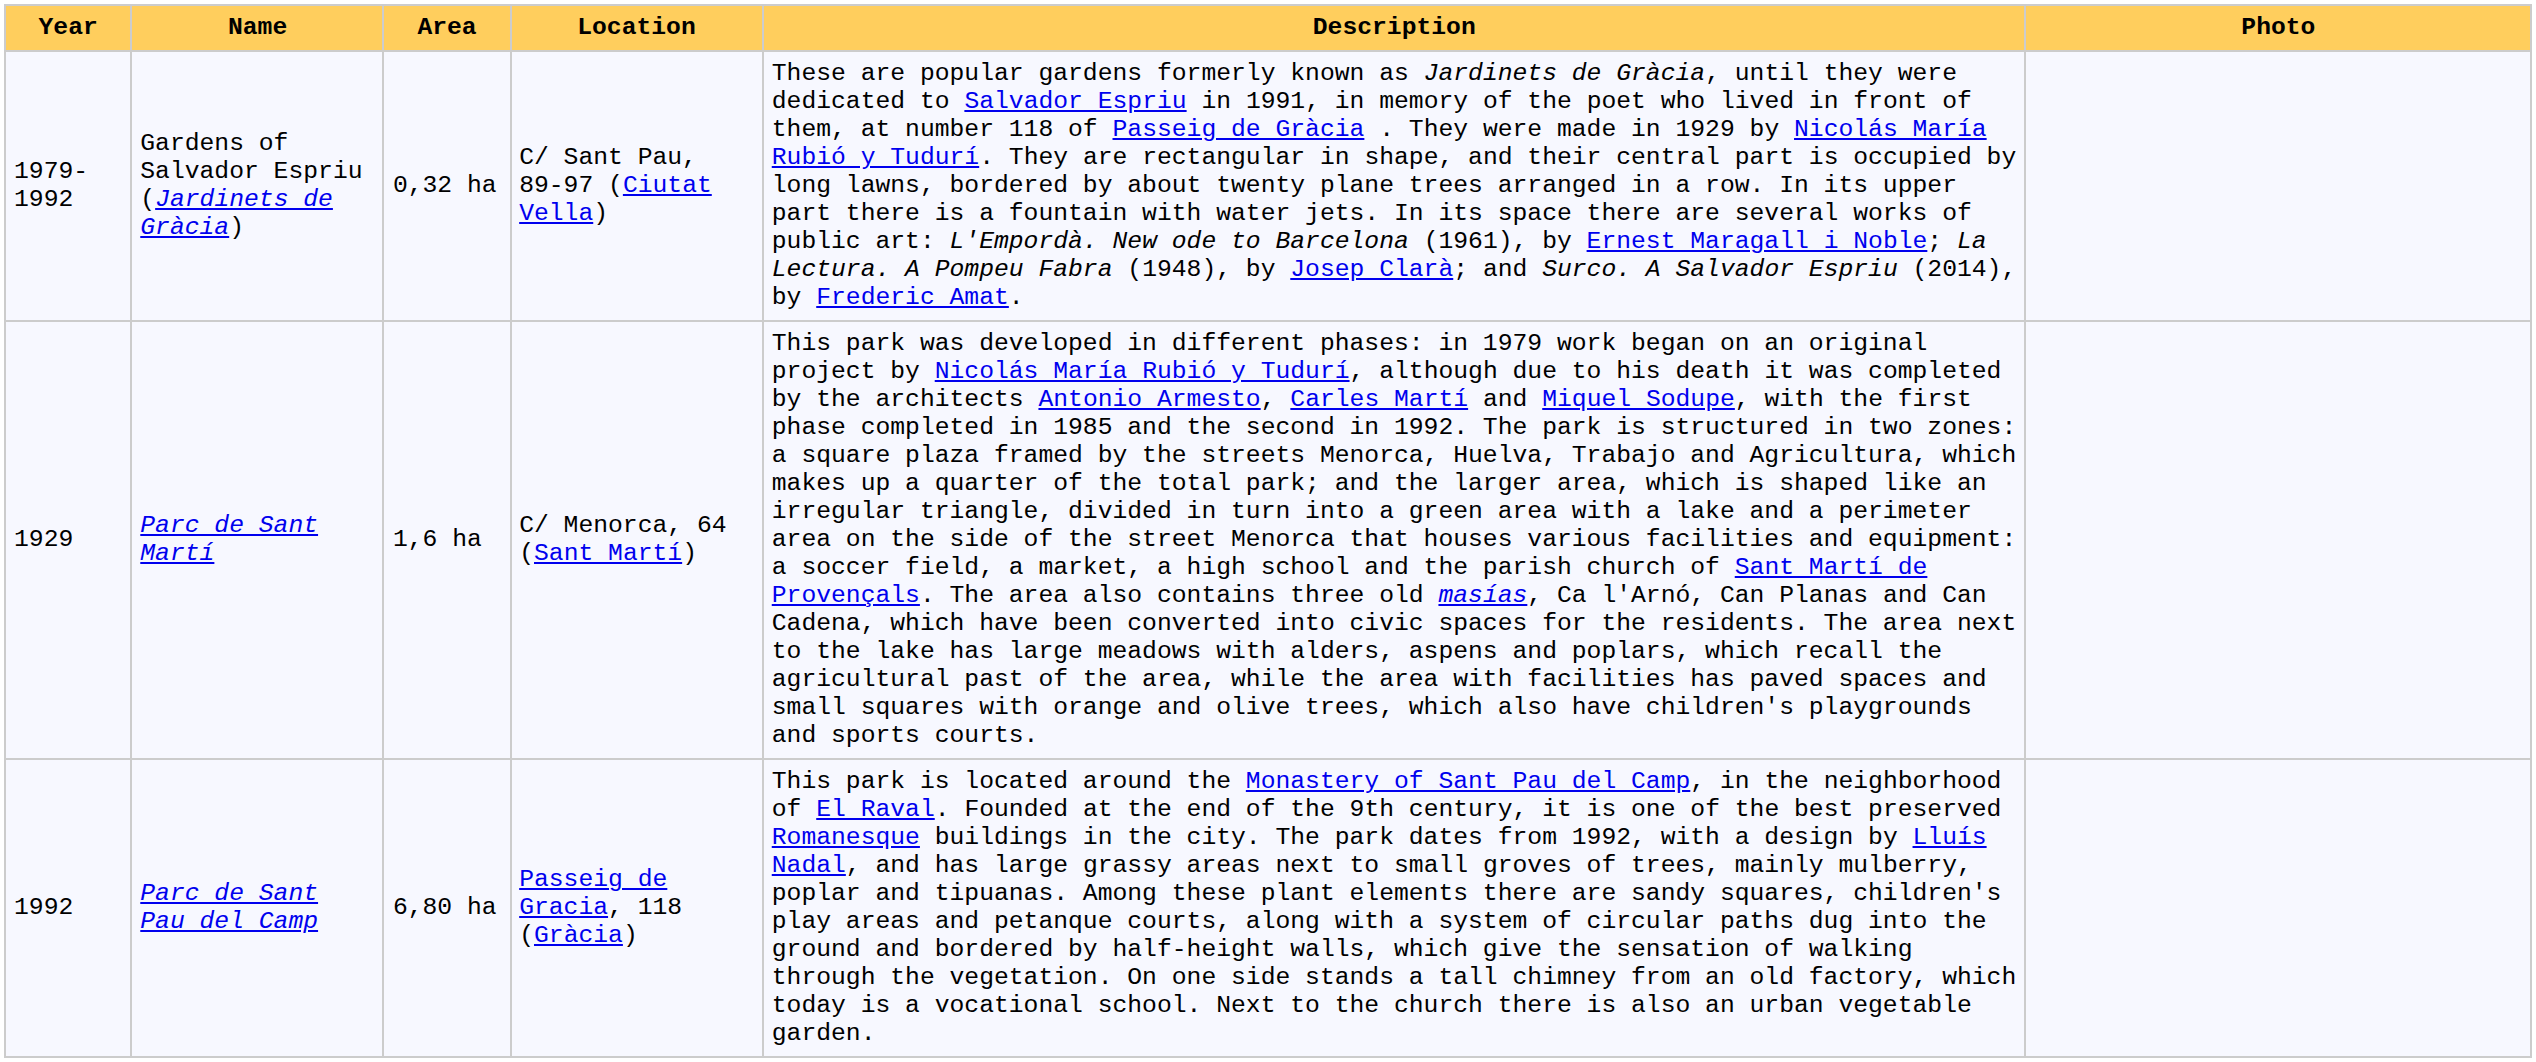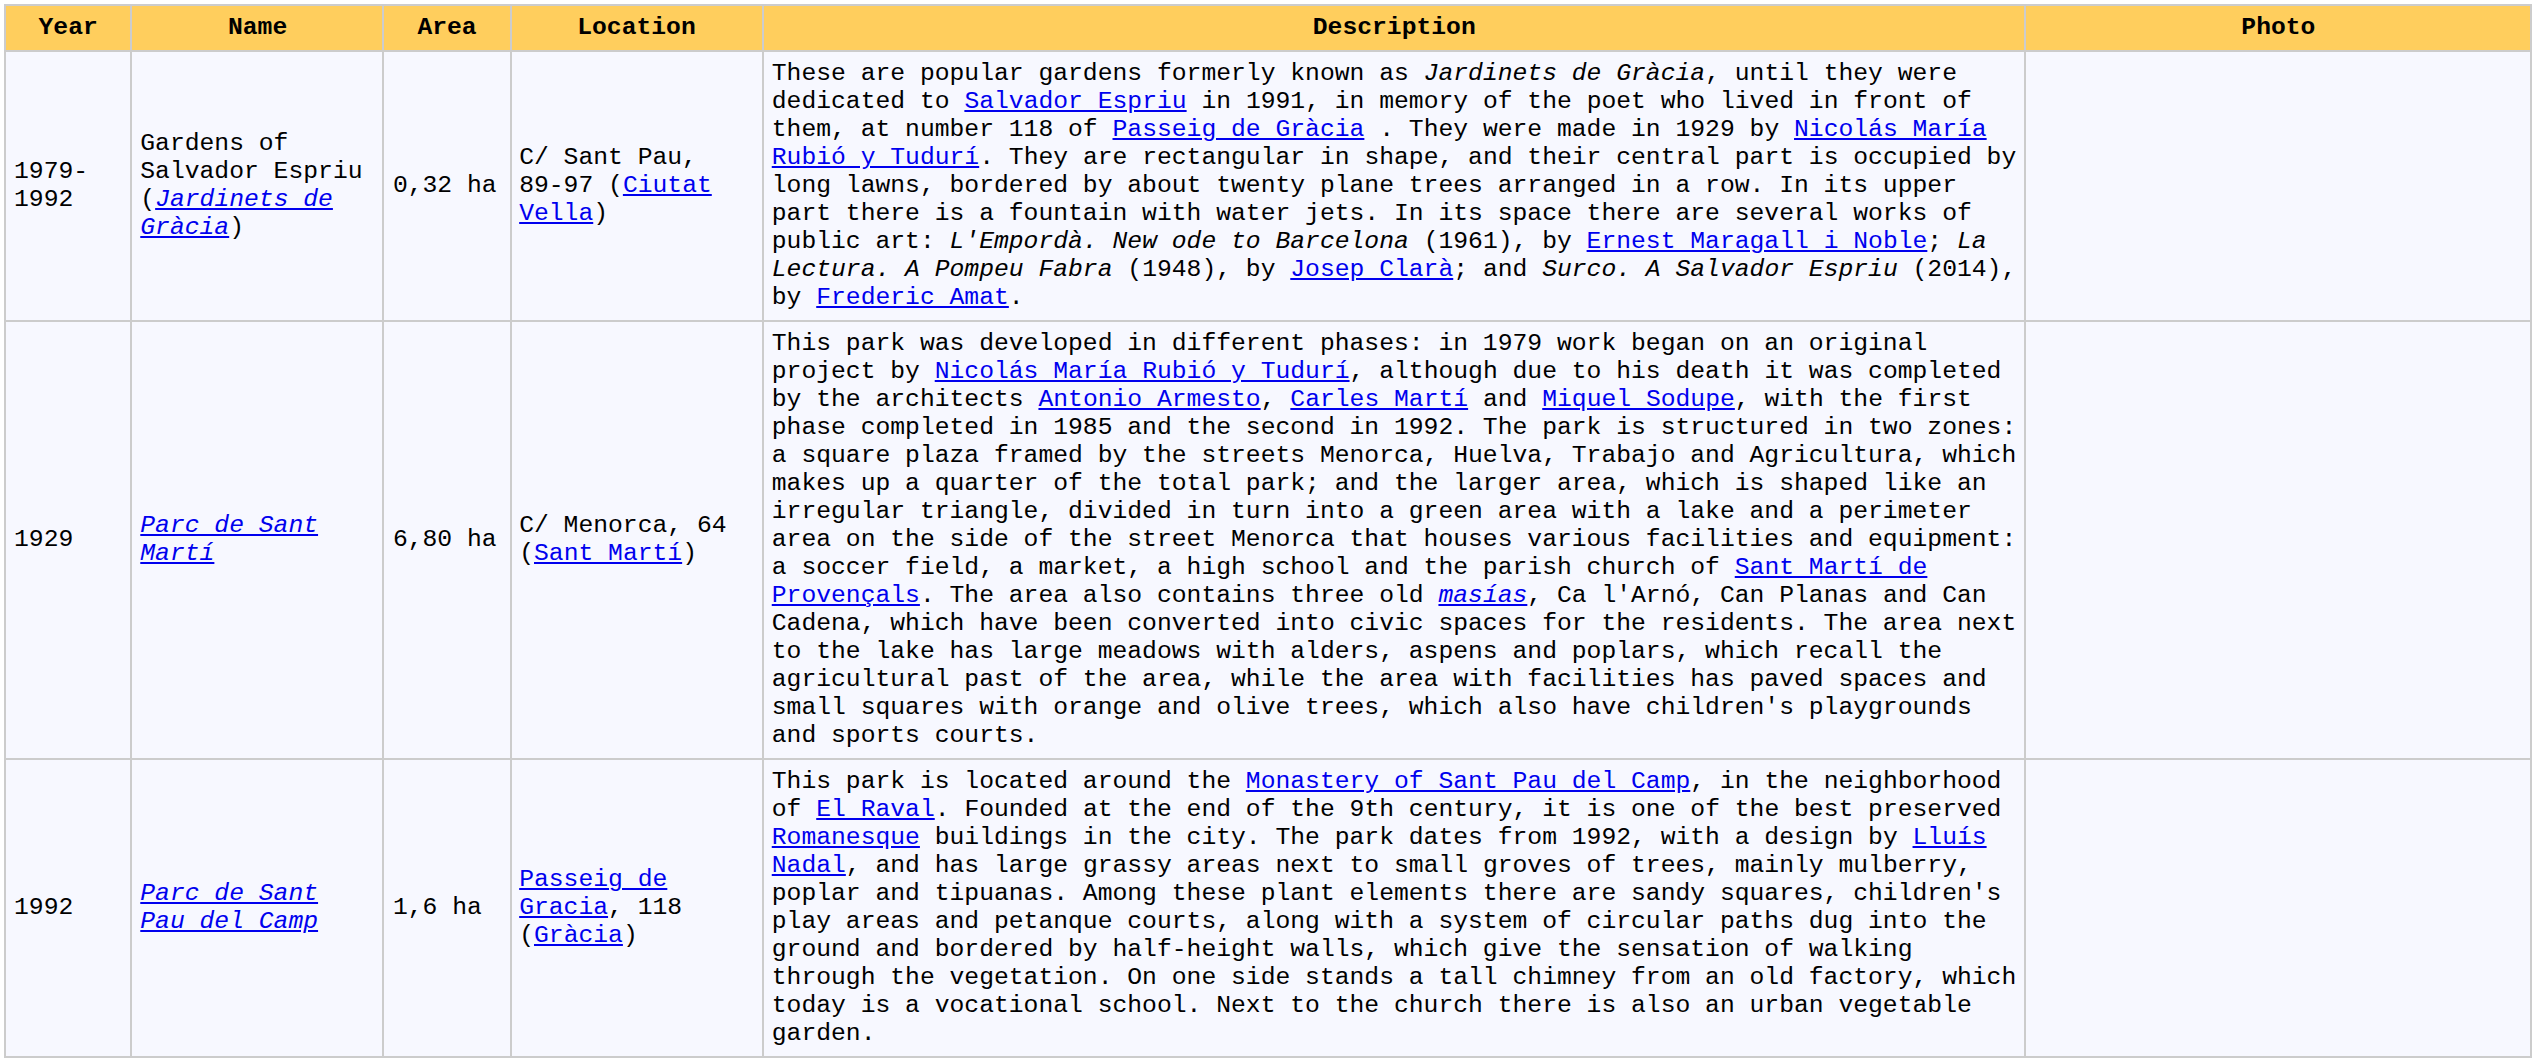(437, 540) 1,6 ha -> (445, 540) 6,80 ha
(445, 908) 6,80 ha -> (437, 908) 1,6 ha
